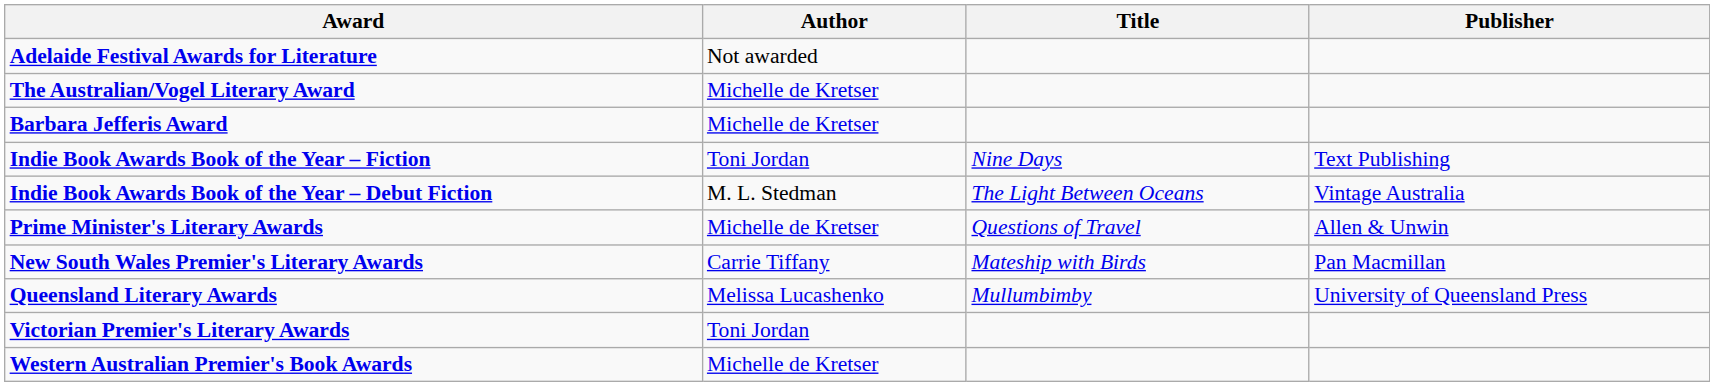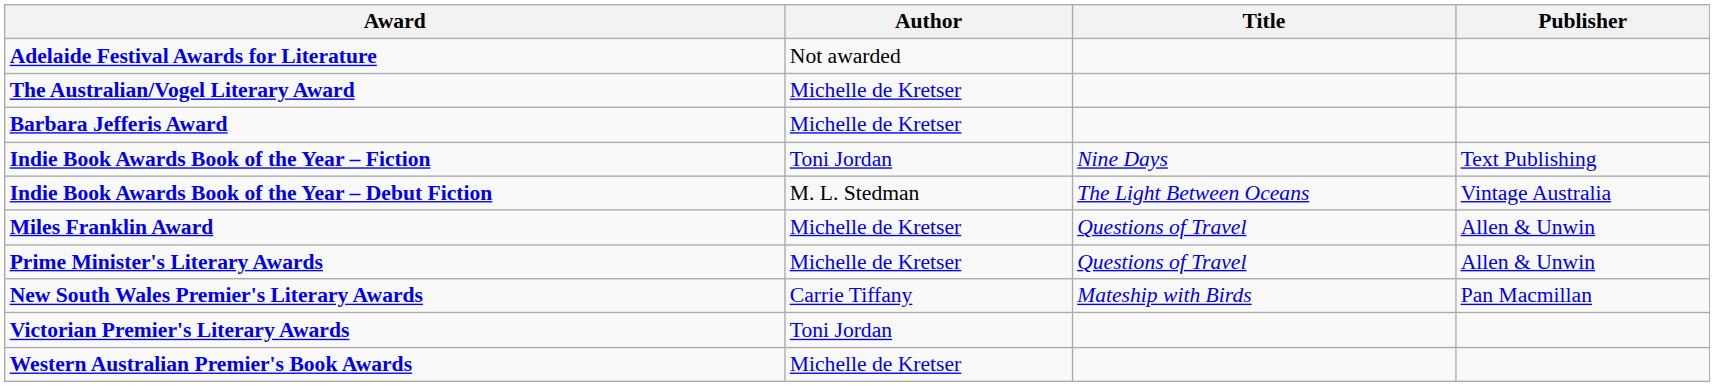+ row: (111, 227)
- row: (143, 295)
